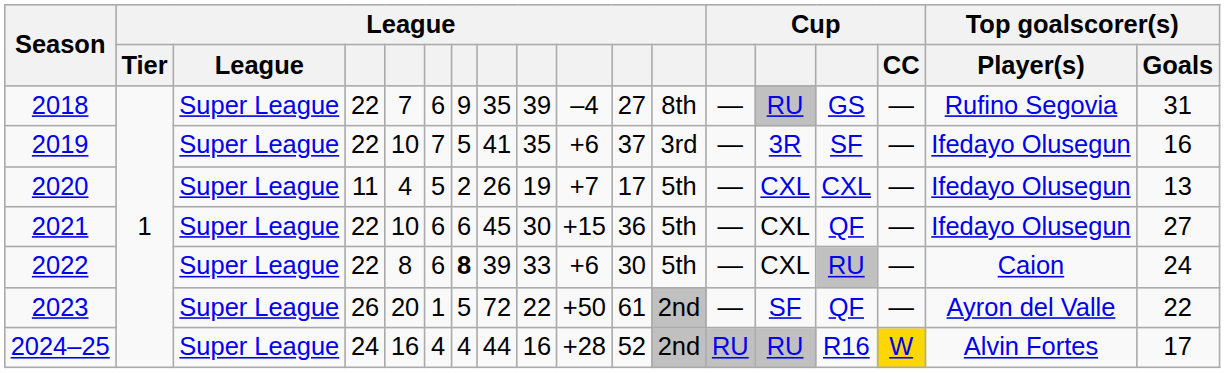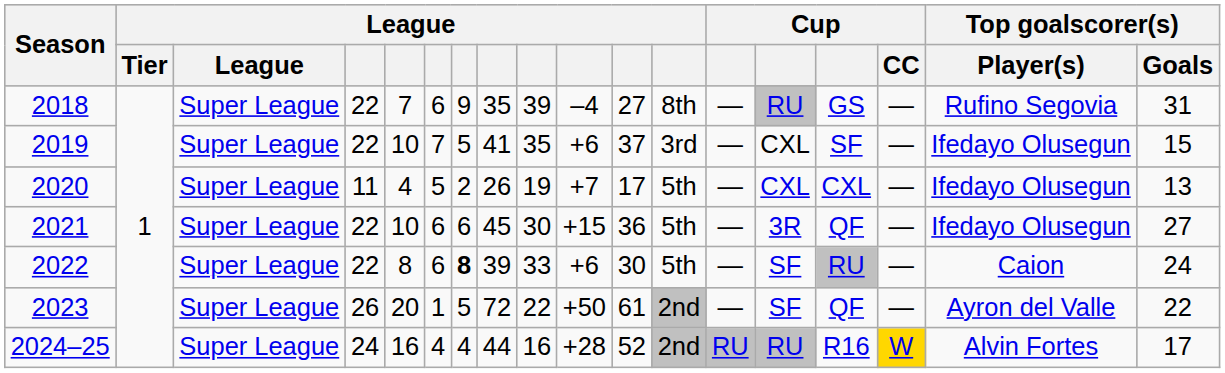(785, 145) 3R -> (785, 145) CXL
(1178, 145) 16 -> (1178, 145) 15
(785, 226) CXL -> (785, 226) 3R
(785, 266) CXL -> (785, 266) SF
